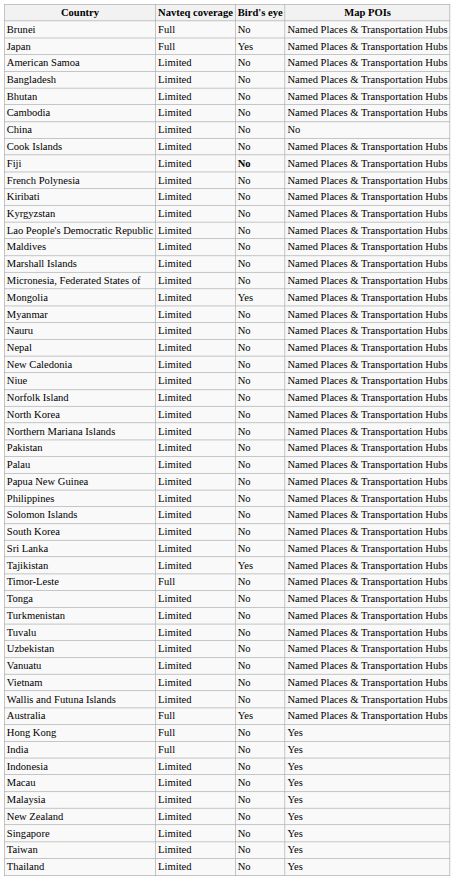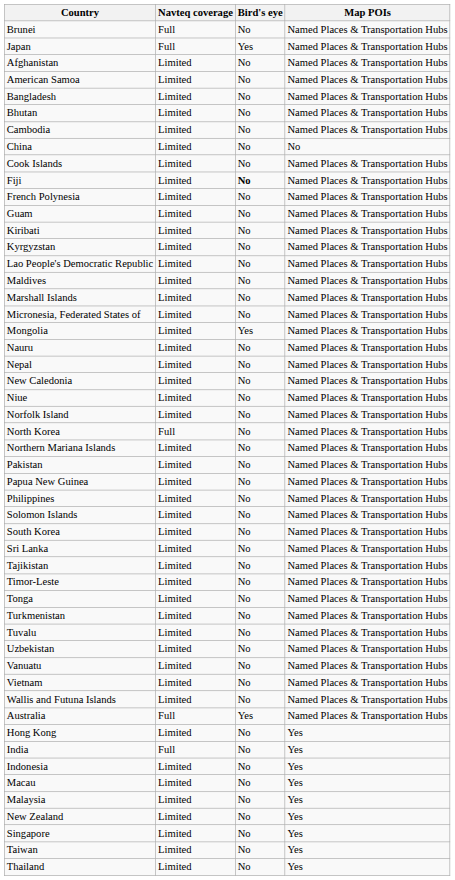+ row: (33, 63)
+ row: (20, 213)
- row: (27, 314)
(175, 414) Limited -> (167, 431) Full
- row: (18, 465)
(245, 565) Yes -> (244, 565) No
(167, 582) Full -> (175, 582) Limited
(167, 733) Full -> (175, 733) Limited
